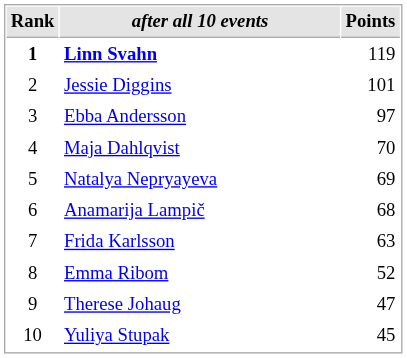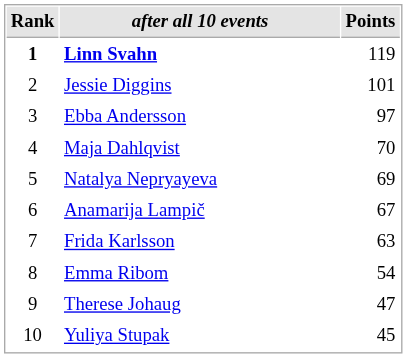(386, 210) 68 -> (386, 210) 67
(386, 273) 52 -> (386, 273) 54
